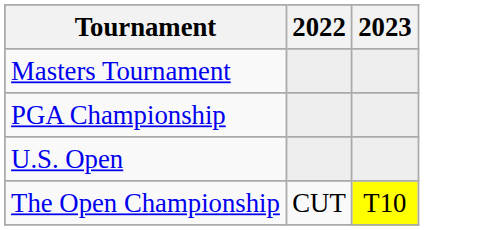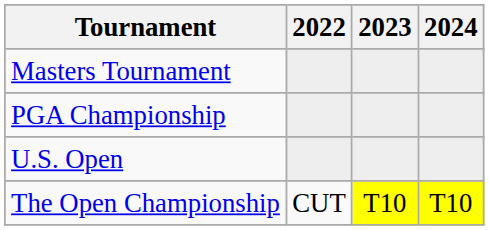+ column: (451, 26)
